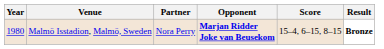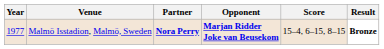(15, 32) 1980 -> (15, 32) 1977
(175, 32) normal -> (177, 32) bold
